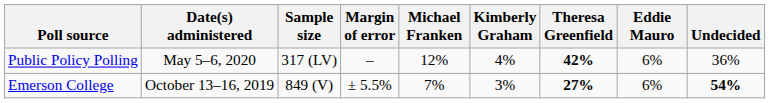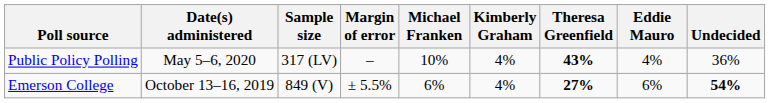(434, 60) 12% -> (434, 60) 10%
(579, 60) 42% -> (579, 60) 43%
(652, 60) 6% -> (652, 60) 4%
(434, 85) 7% -> (434, 85) 6%
(505, 85) 3% -> (505, 85) 4%
